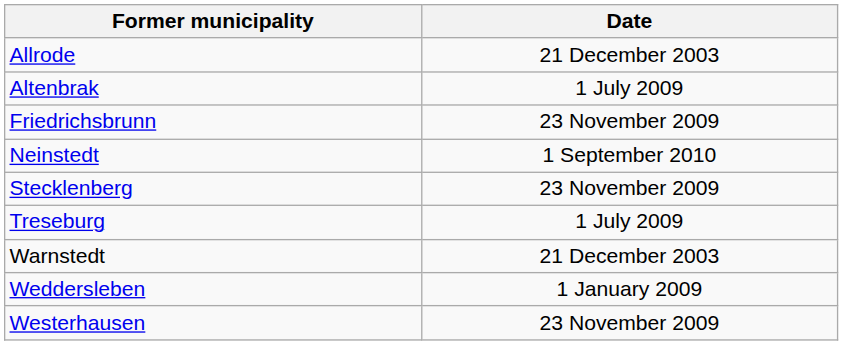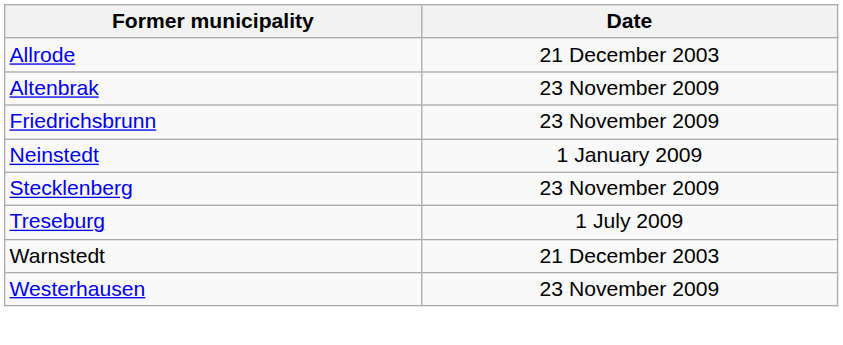(629, 88) 1 July 2009 -> (629, 88) 23 November 2009
(629, 155) 1 September 2010 -> (629, 155) 1 January 2009
- row: (77, 289)
